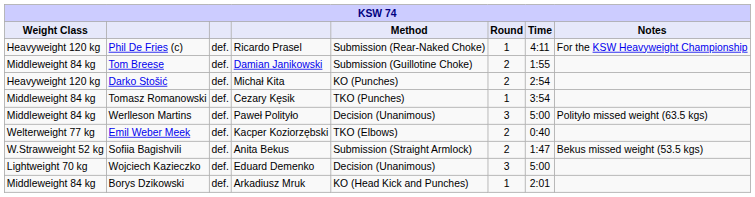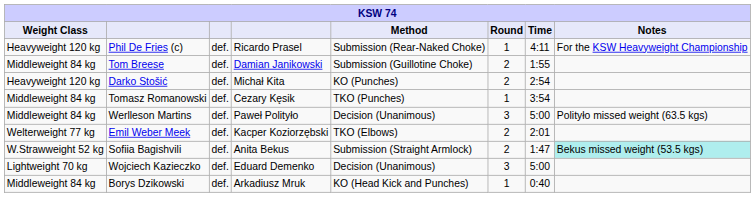(540, 132) 0:40 -> (540, 132) 2:01
(630, 149) no background -> (630, 149) paleturquoise background
(540, 184) 2:01 -> (540, 184) 0:40
